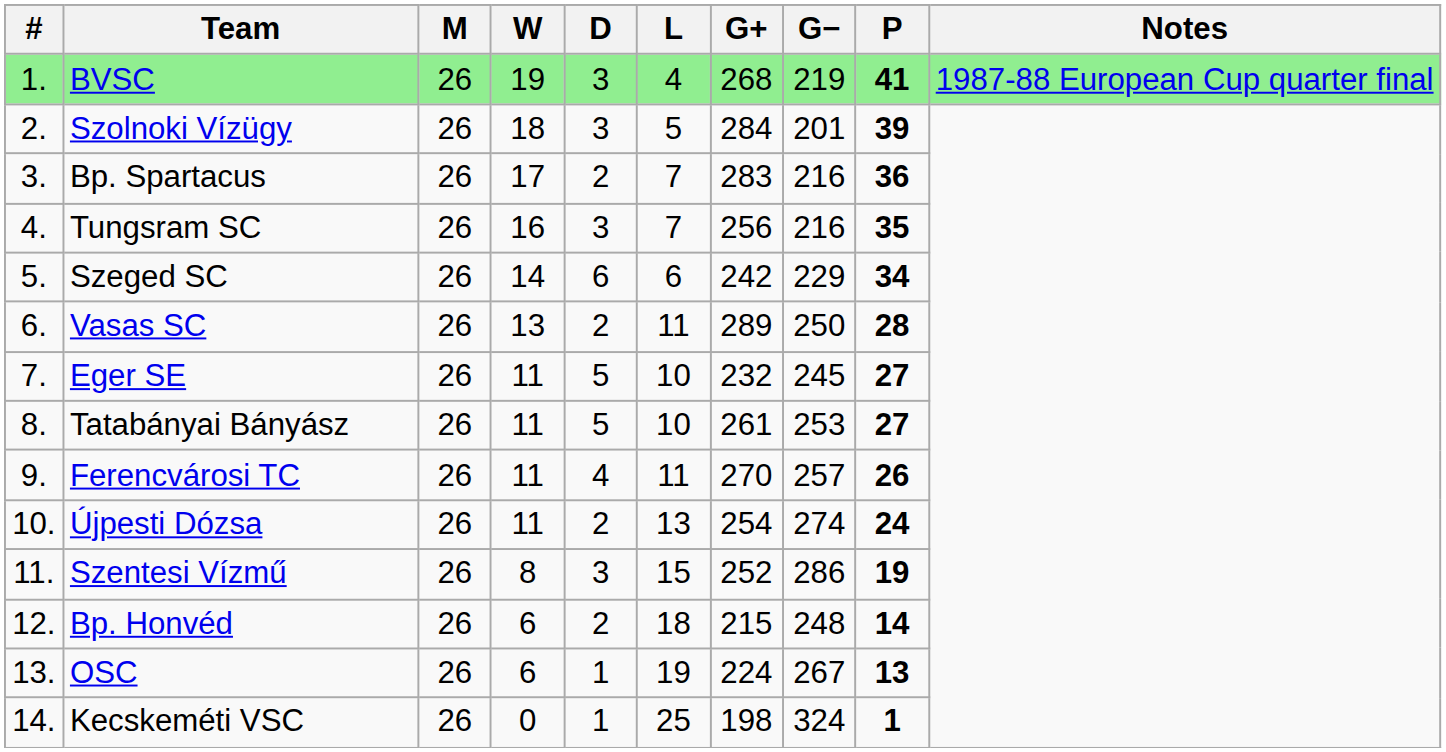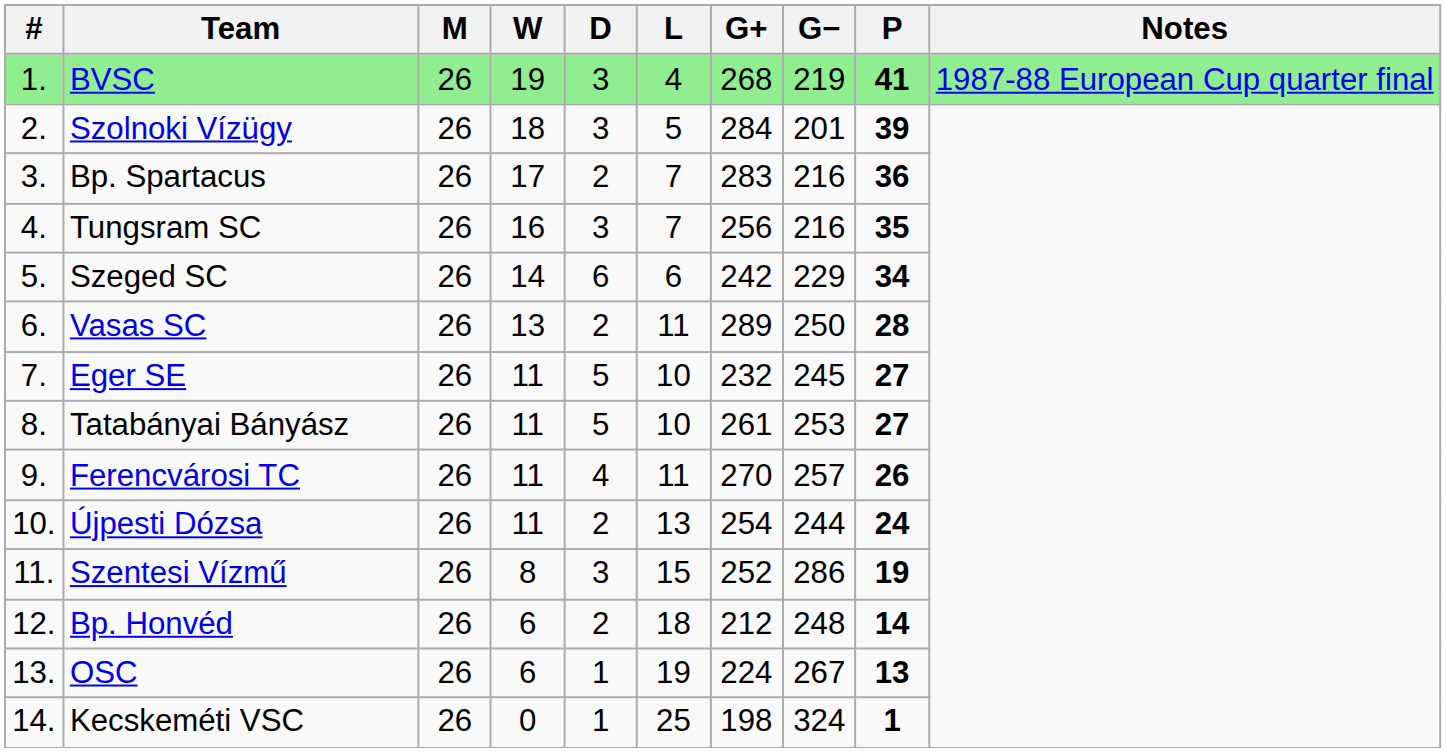(819, 524) 274 -> (819, 524) 244
(746, 623) 215 -> (746, 623) 212
